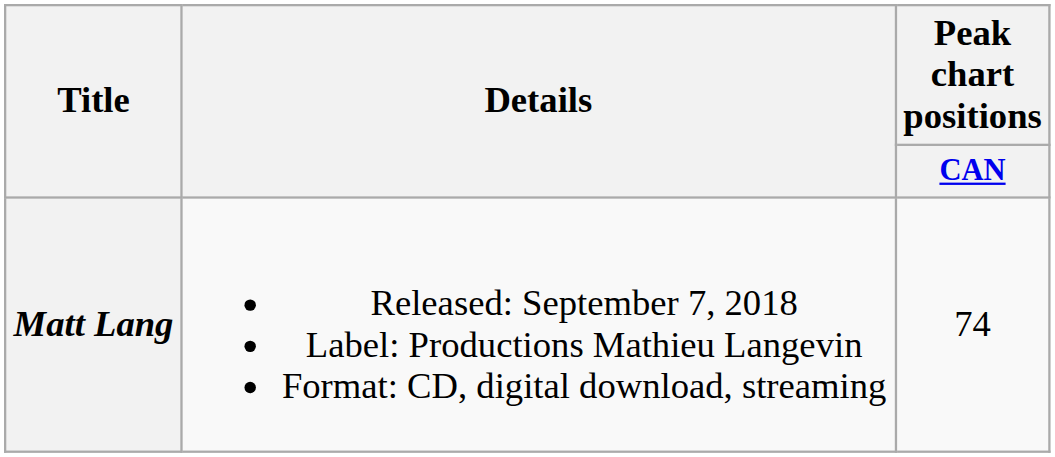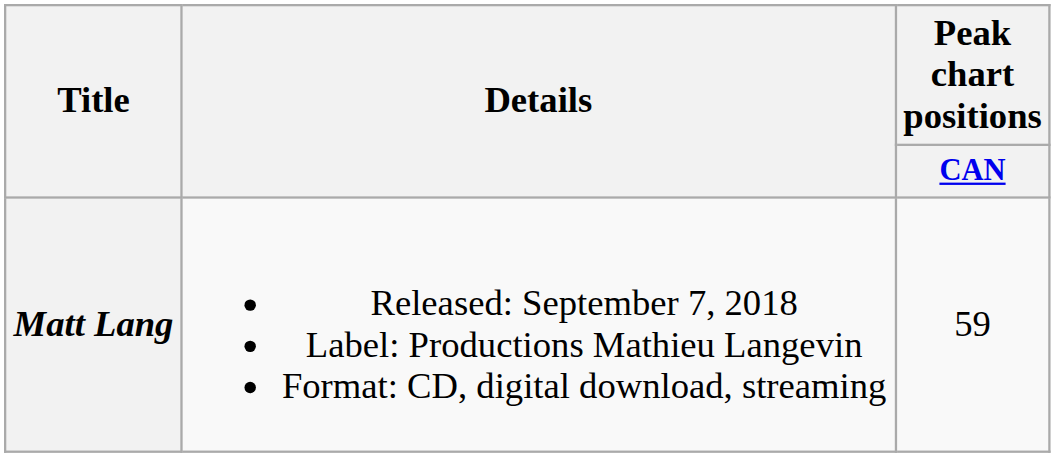(973, 323) 74 -> (973, 323) 59
